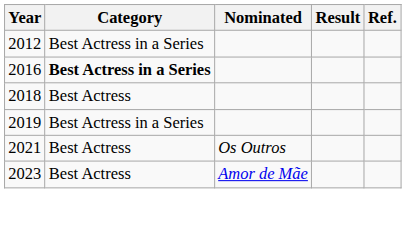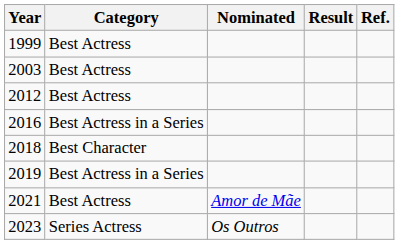+ row: (25, 43)
+ row: (25, 69)
(126, 43) Best Actress in a Series -> (90, 95) Best Actress
(130, 69) bold -> (126, 122) normal
(90, 95) Best Actress -> (98, 148) Best Character
(252, 148) Os Outros -> (256, 200) Amor de Mãe
(90, 174) Best Actress -> (95, 226) Series Actress
(263, 174) Amor de Mãe -> (245, 226) Os Outros
